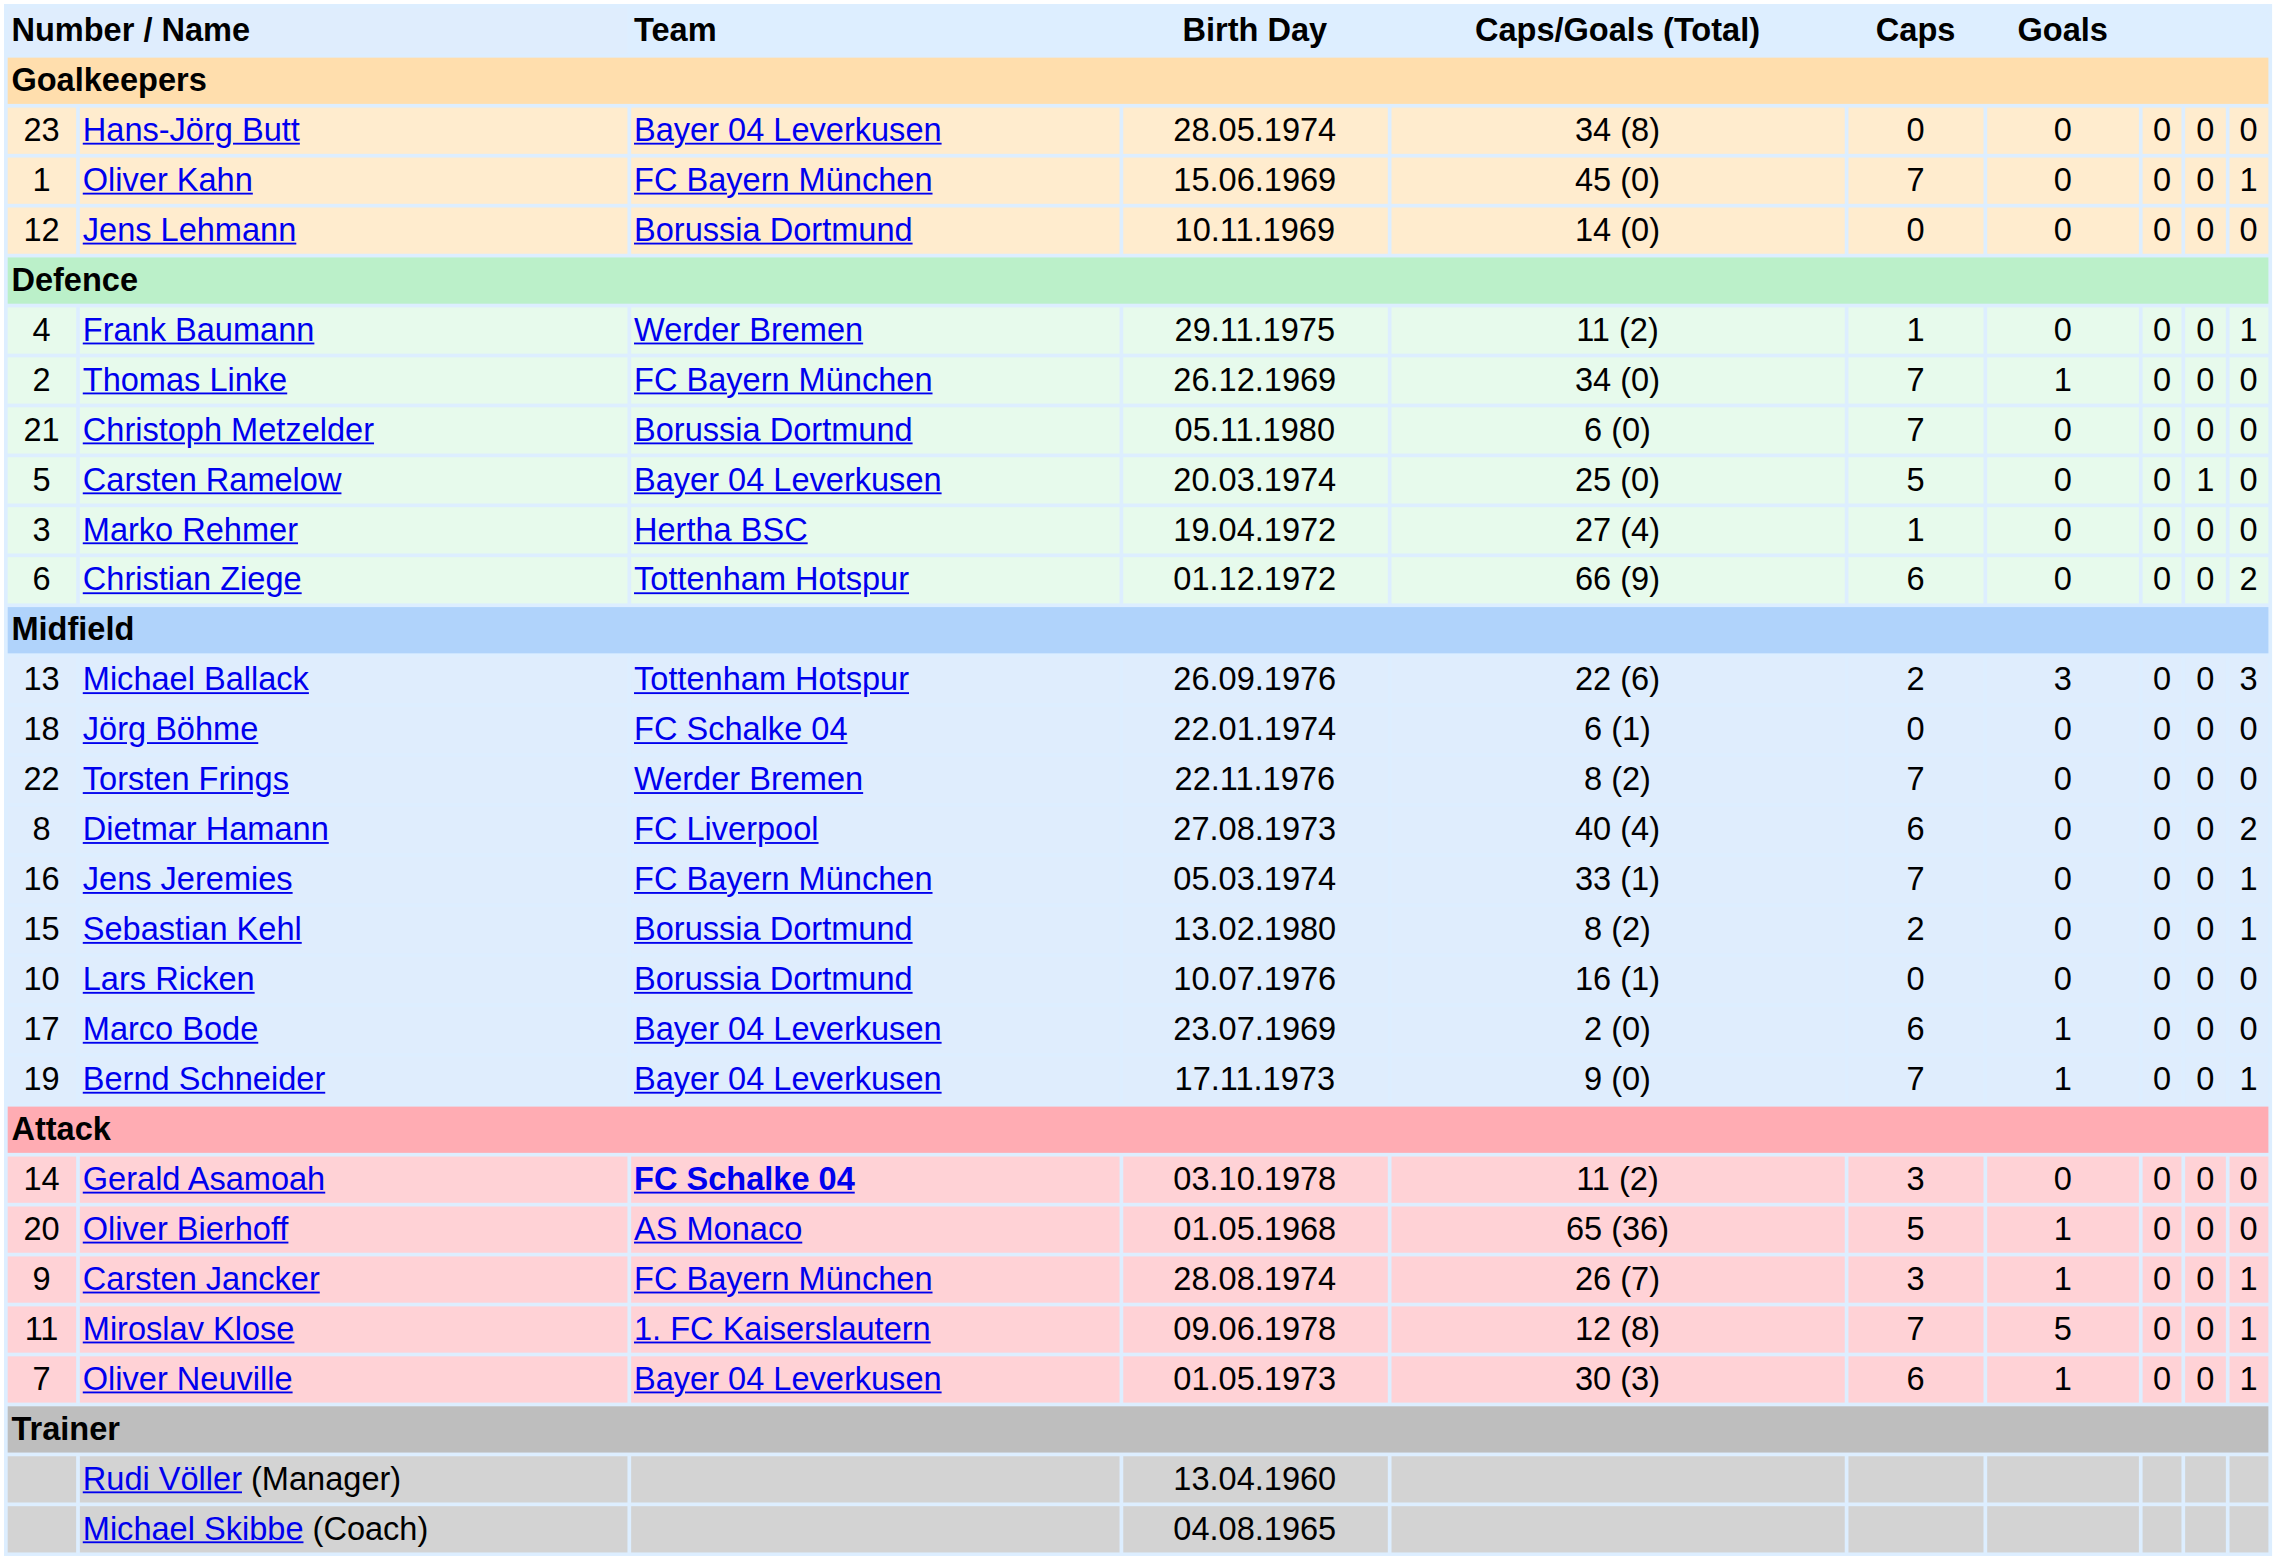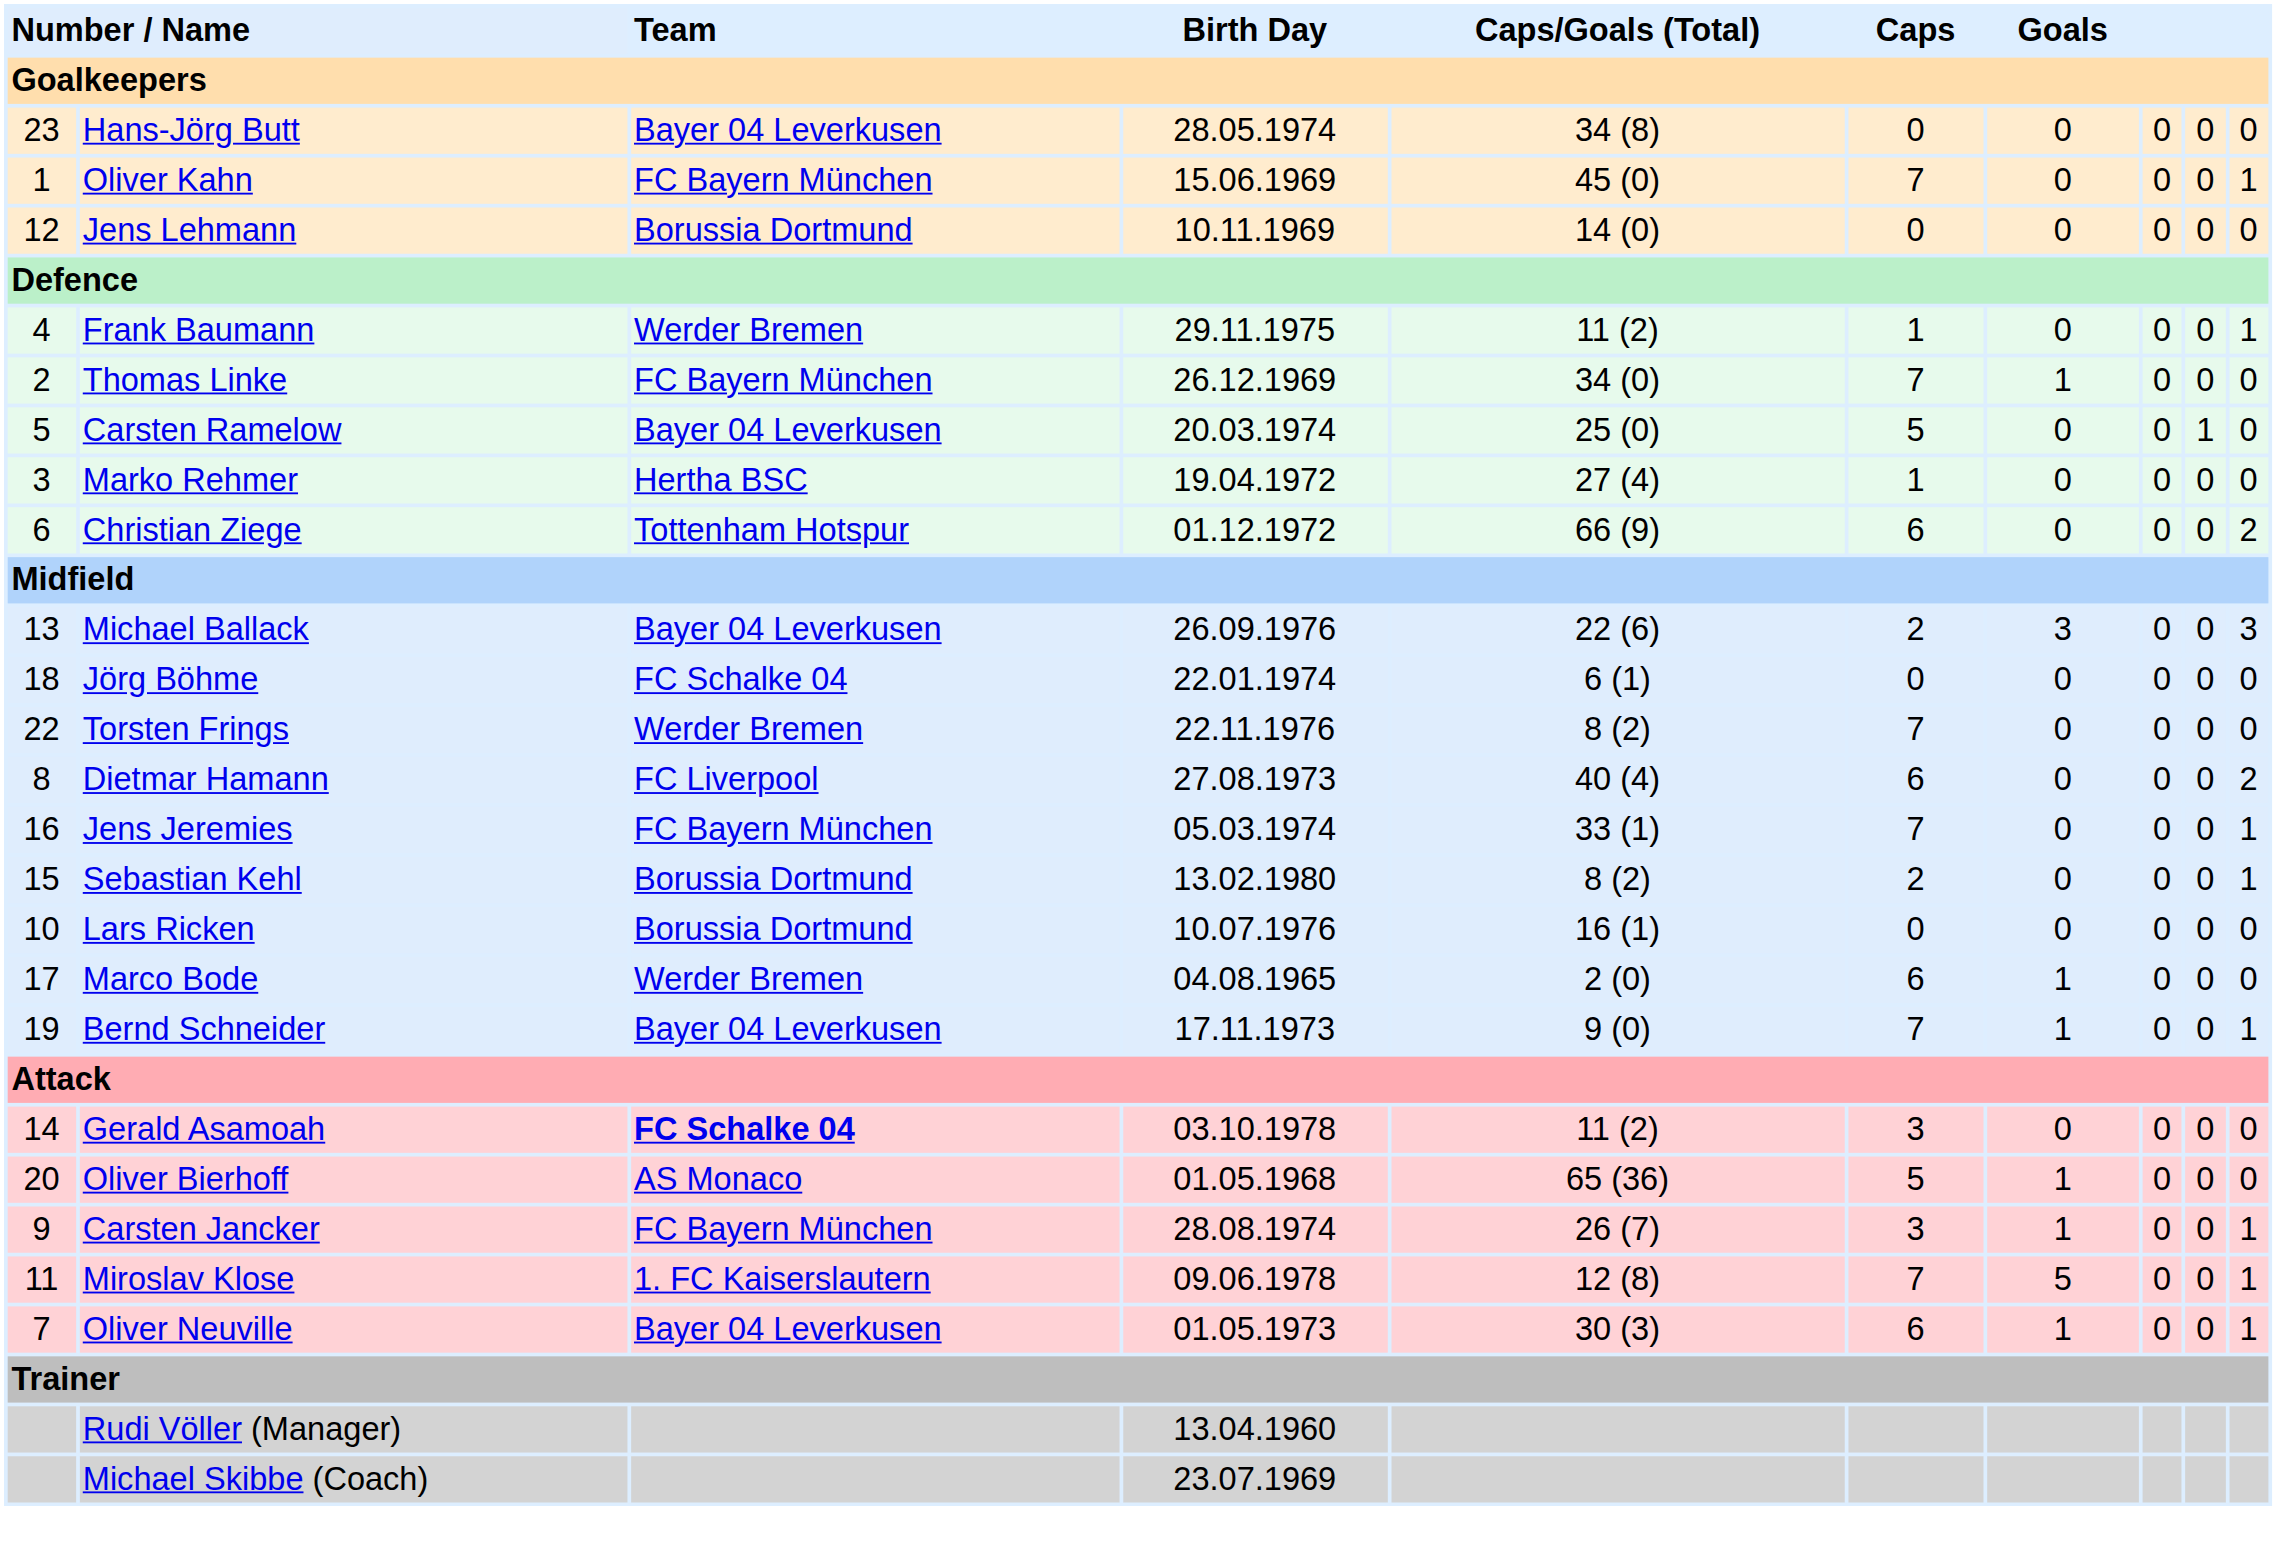- row: (228, 430)
(772, 679) Tottenham Hotspur -> (788, 629) Bayer 04 Leverkusen
(788, 1029) Bayer 04 Leverkusen -> (749, 979) Werder Bremen
(1255, 1029) 23.07.1969 -> (1255, 979) 04.08.1965
(1255, 1528) 04.08.1965 -> (1255, 1478) 23.07.1969
